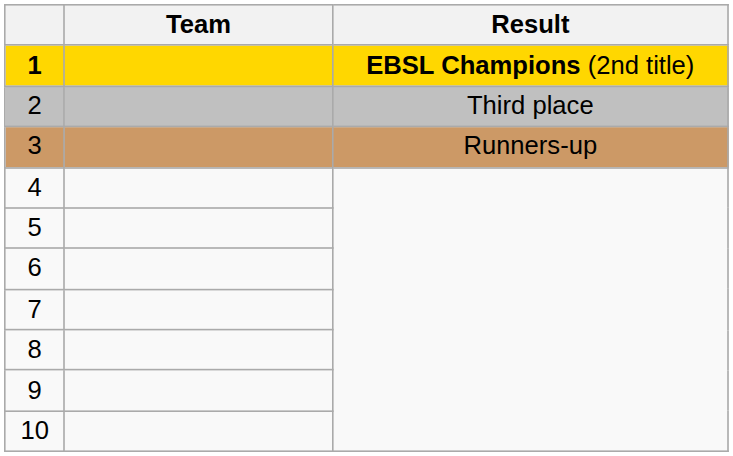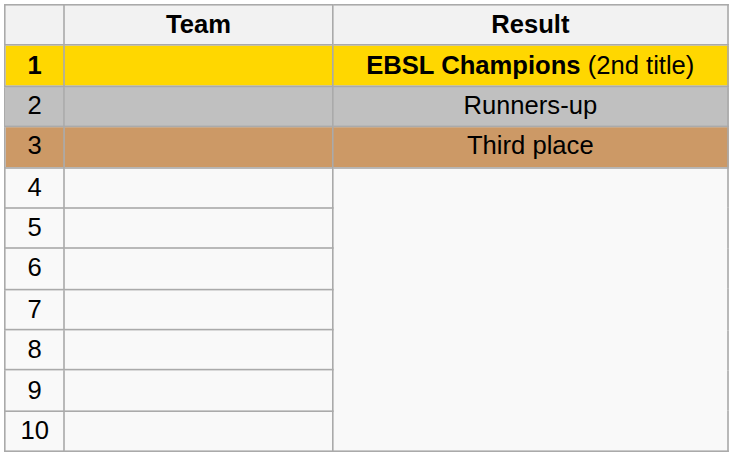(530, 106) Third place -> (530, 106) Runners-up
(530, 146) Runners-up -> (530, 146) Third place
